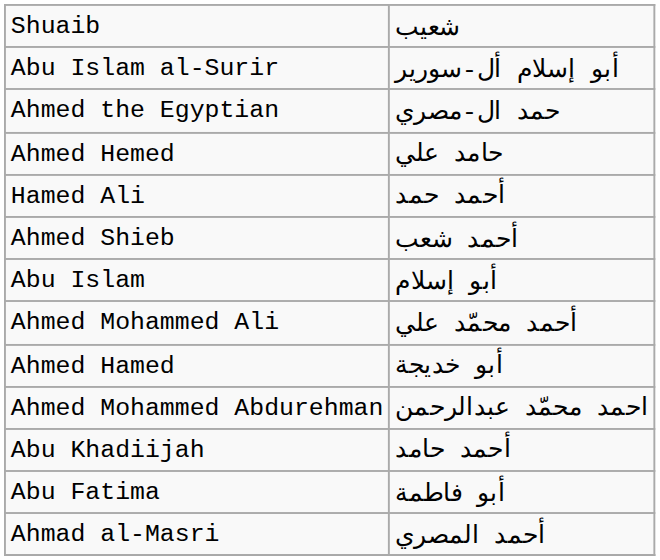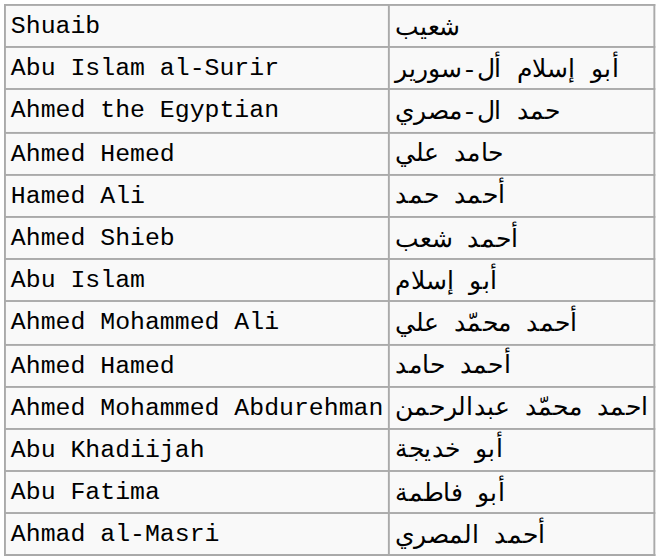(449, 366) أبو خديجة -> (453, 366) أحمد حامد
(453, 451) أحمد حامد -> (449, 451) أبو خديجة
